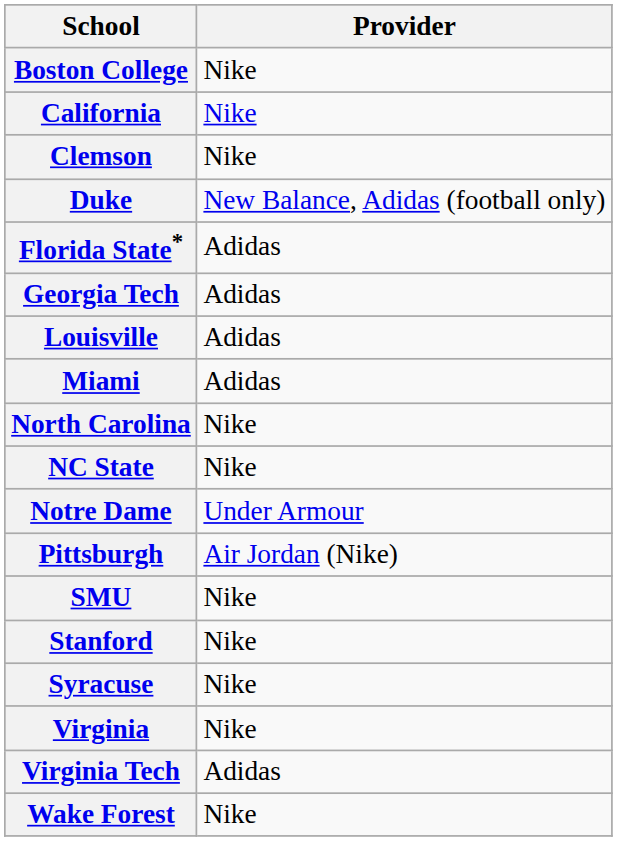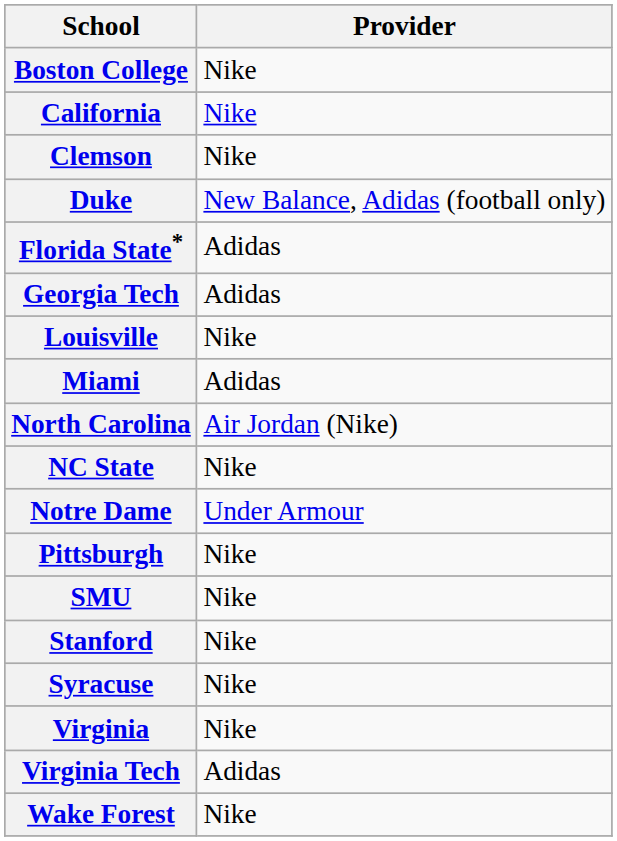(242, 337) Adidas -> (230, 337) Nike
(230, 424) Nike -> (301, 424) Air Jordan (Nike)
(301, 554) Air Jordan (Nike) -> (230, 554) Nike
